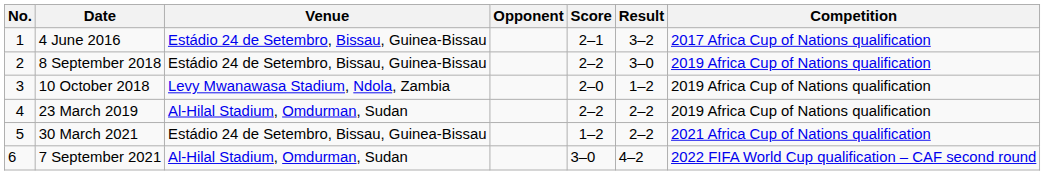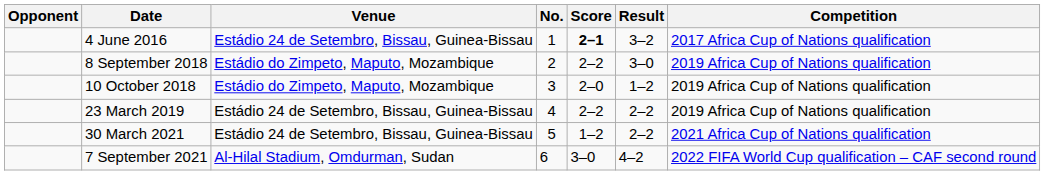columns swapped: (20, 16) <-> (528, 16)
(591, 39) normal -> (591, 39) bold
(327, 63) Estádio 24 de Setembro, Bissau, Guinea-Bissau -> (354, 63) Estádio do Zimpeto, Maputo, Mozambique
(309, 87) Levy Mwanawasa Stadium, Ndola, Zambia -> (354, 87) Estádio do Zimpeto, Maputo, Mozambique
(288, 110) Al-Hilal Stadium, Omdurman, Sudan -> (374, 110) Estádio 24 de Setembro, Bissau, Guinea-Bissau
